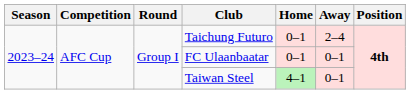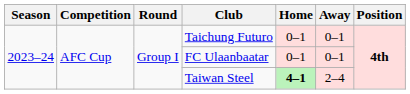(335, 36) 2–4 -> (335, 36) 0–1
(296, 78) normal -> (296, 78) bold
(335, 78) 0–1 -> (335, 78) 2–4
